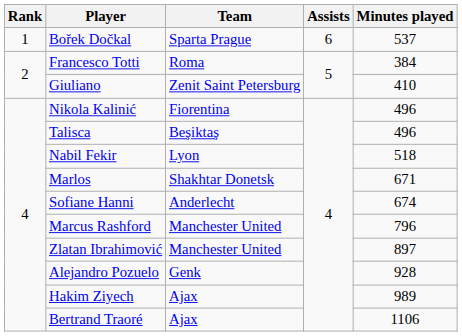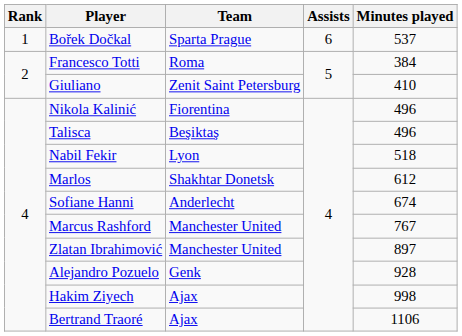(405, 179) 671 -> (405, 179) 612
(405, 226) 796 -> (405, 226) 767
(405, 296) 989 -> (405, 296) 998
